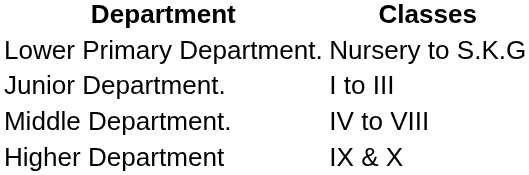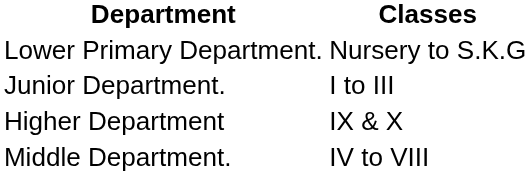rows swapped: (118, 121) <-> (114, 157)
